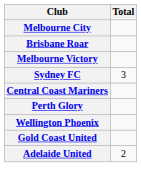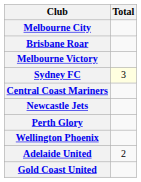(123, 75) no background -> (123, 75) lightyellow background
+ row: (57, 106)
rows swapped: (57, 153) <-> (57, 138)
